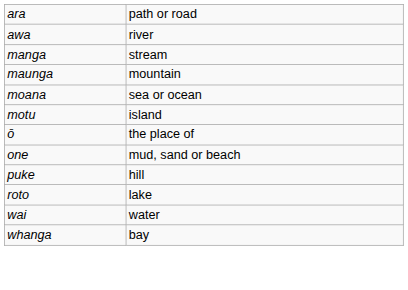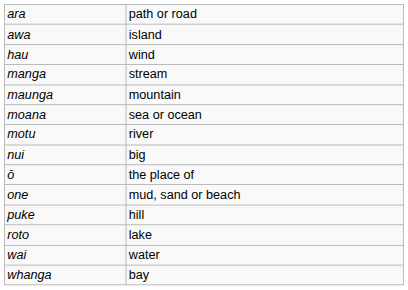(141, 34) river -> (145, 34) island
+ row: (18, 54)
(145, 114) island -> (141, 134) river
+ row: (16, 154)
